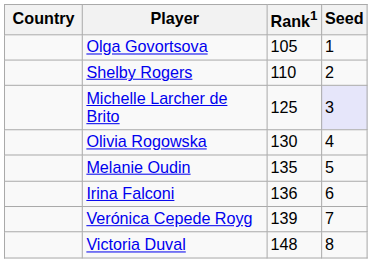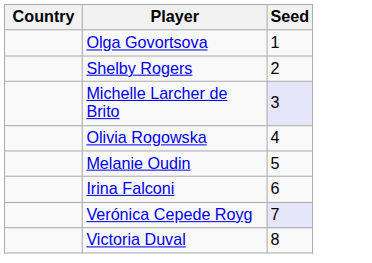- column: (294, 19)
(330, 219) no background -> (275, 214) lavender background
